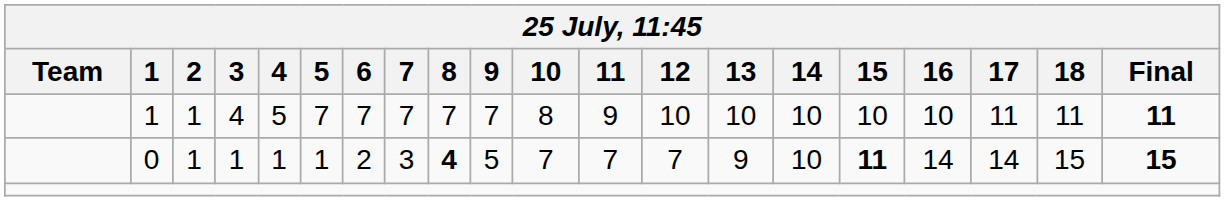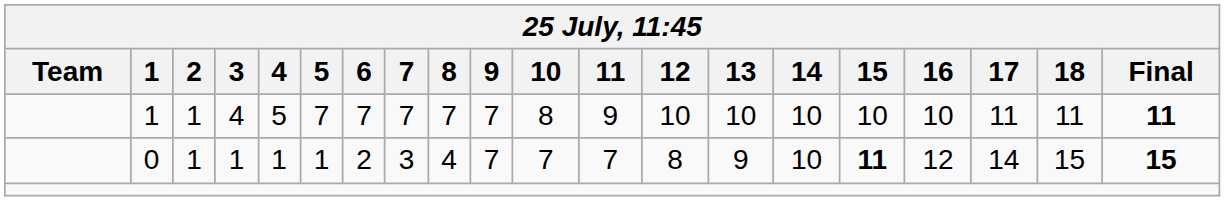(449, 159) bold -> (449, 159) normal
(492, 159) 5 -> (492, 159) 7
(675, 159) 7 -> (675, 159) 8
(938, 159) 14 -> (938, 159) 12
